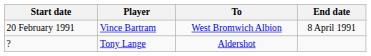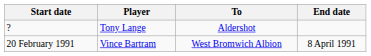rows swapped: (9, 44) <-> (41, 28)
